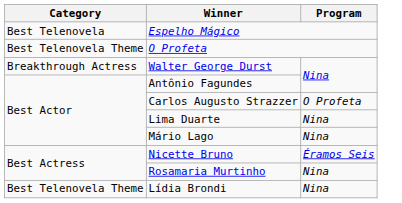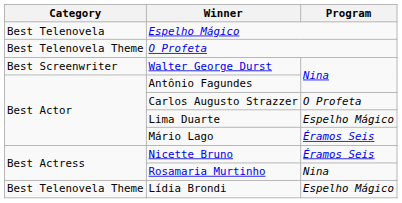(72, 66) Breakthrough Actress -> (62, 66) Best Screenwriter
(316, 119) Nina -> (349, 119) Espelho Mágico
(316, 136) Nina -> (339, 136) Éramos Seis
(316, 189) Nina -> (349, 189) Espelho Mágico
